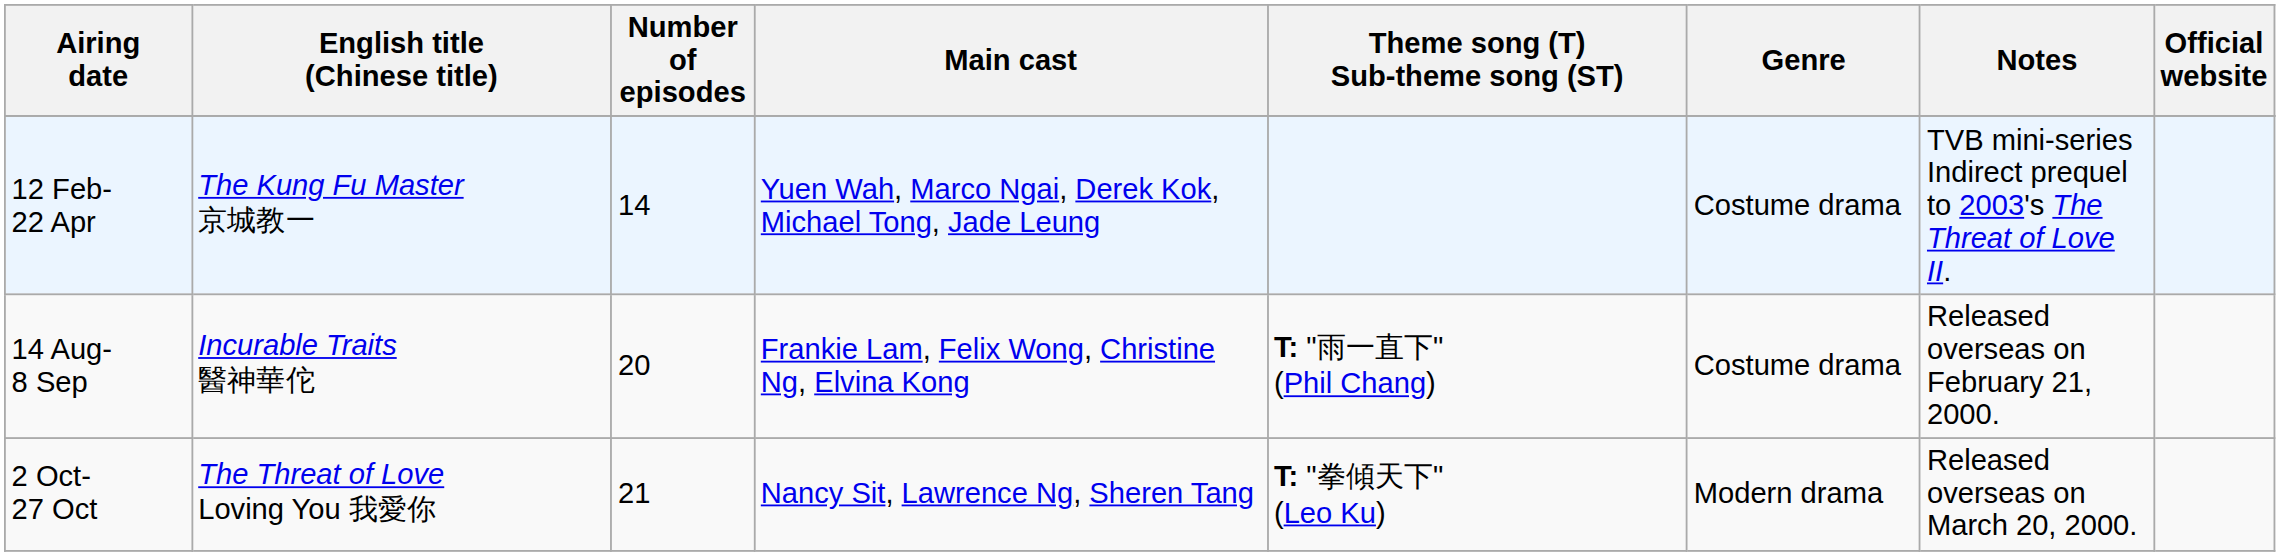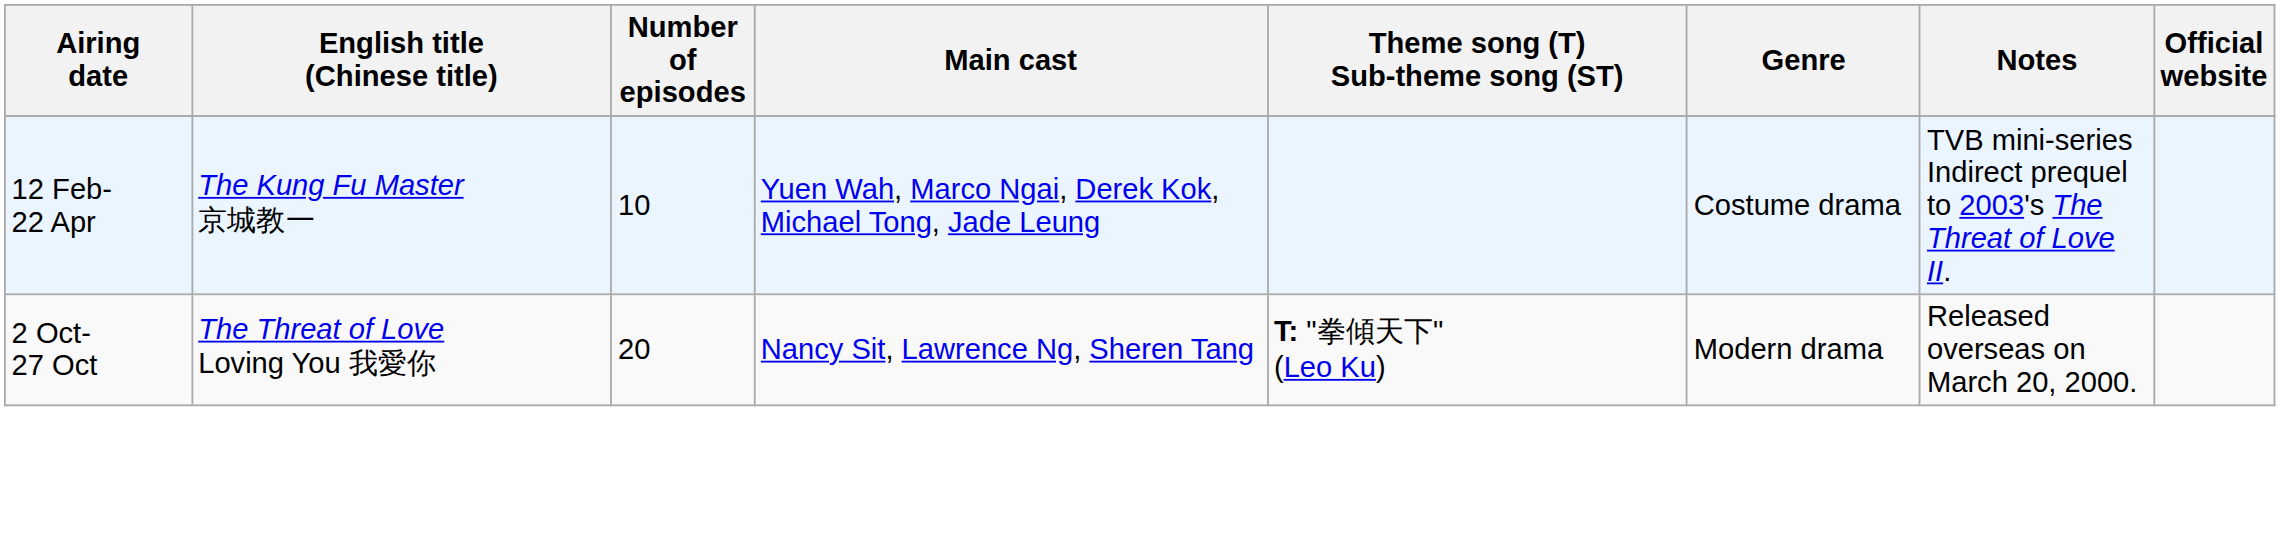(634, 204) 14 -> (634, 204) 10
- row: (62, 365)
(634, 493) 21 -> (634, 349) 20
